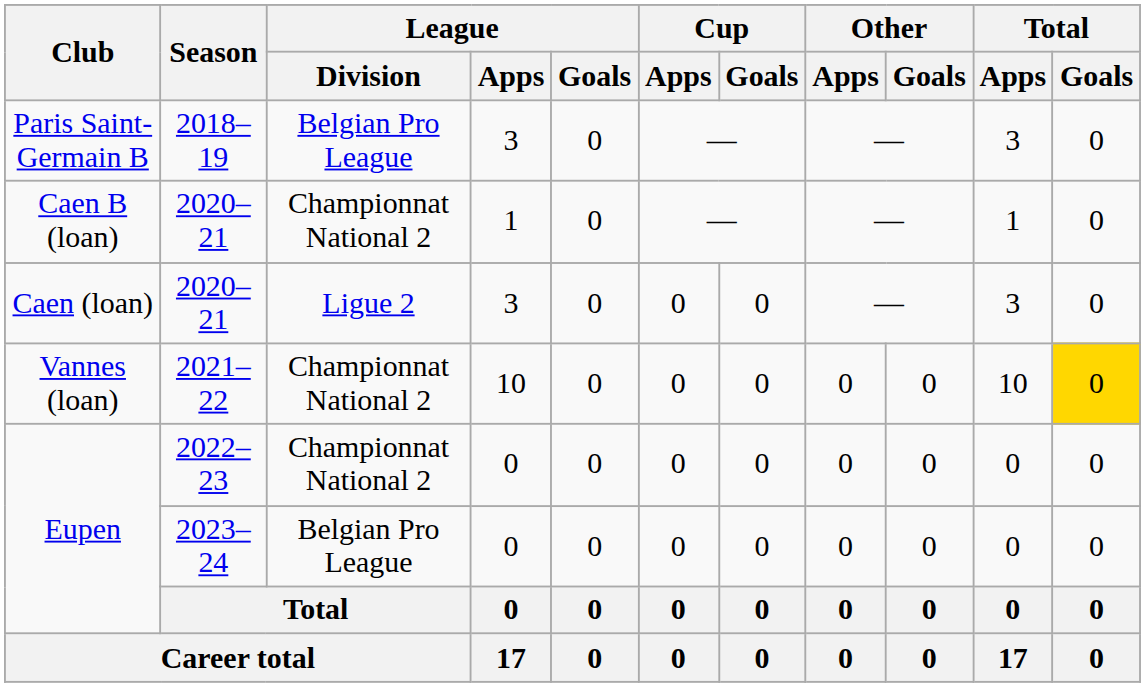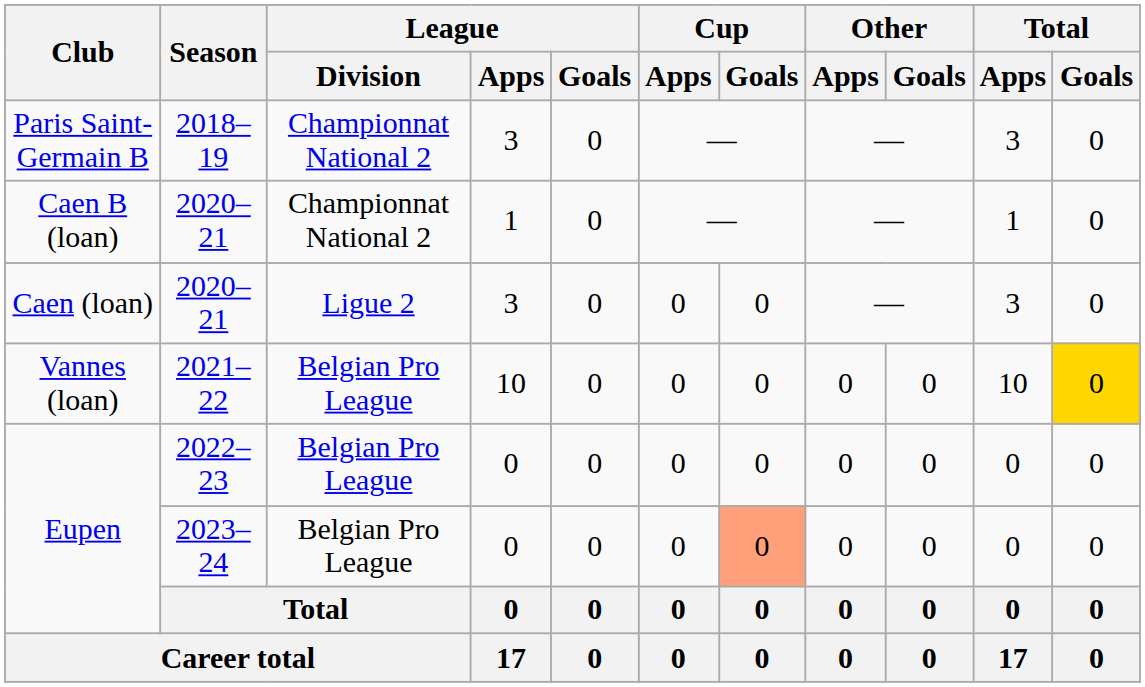(369, 139) Belgian Pro League -> (369, 139) Championnat National 2
(369, 383) Championnat National 2 -> (369, 383) Belgian Pro League
(369, 464) Championnat National 2 -> (369, 464) Belgian Pro League
(762, 545) no background -> (762, 545) lightsalmon background
